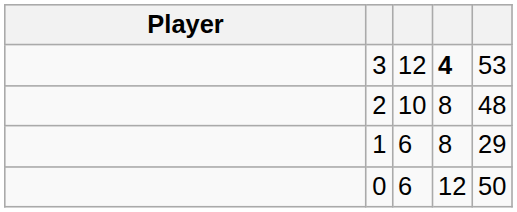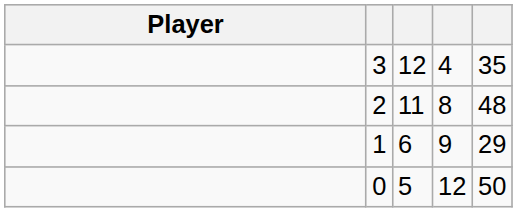(445, 65) bold -> (445, 65) normal
(492, 65) 53 -> (492, 65) 35
(412, 105) 10 -> (411, 105) 11
(445, 145) 8 -> (445, 145) 9
(405, 186) 6 -> (405, 186) 5
